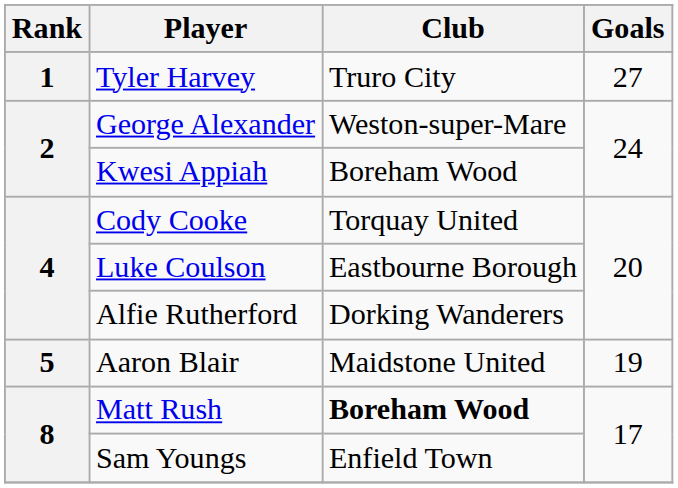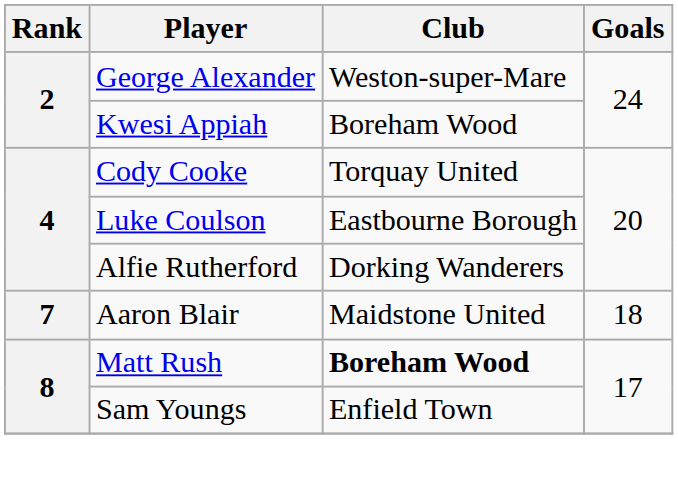- row: (176, 76)
(47, 362) 5 -> (47, 314) 7
(628, 362) 19 -> (628, 314) 18
